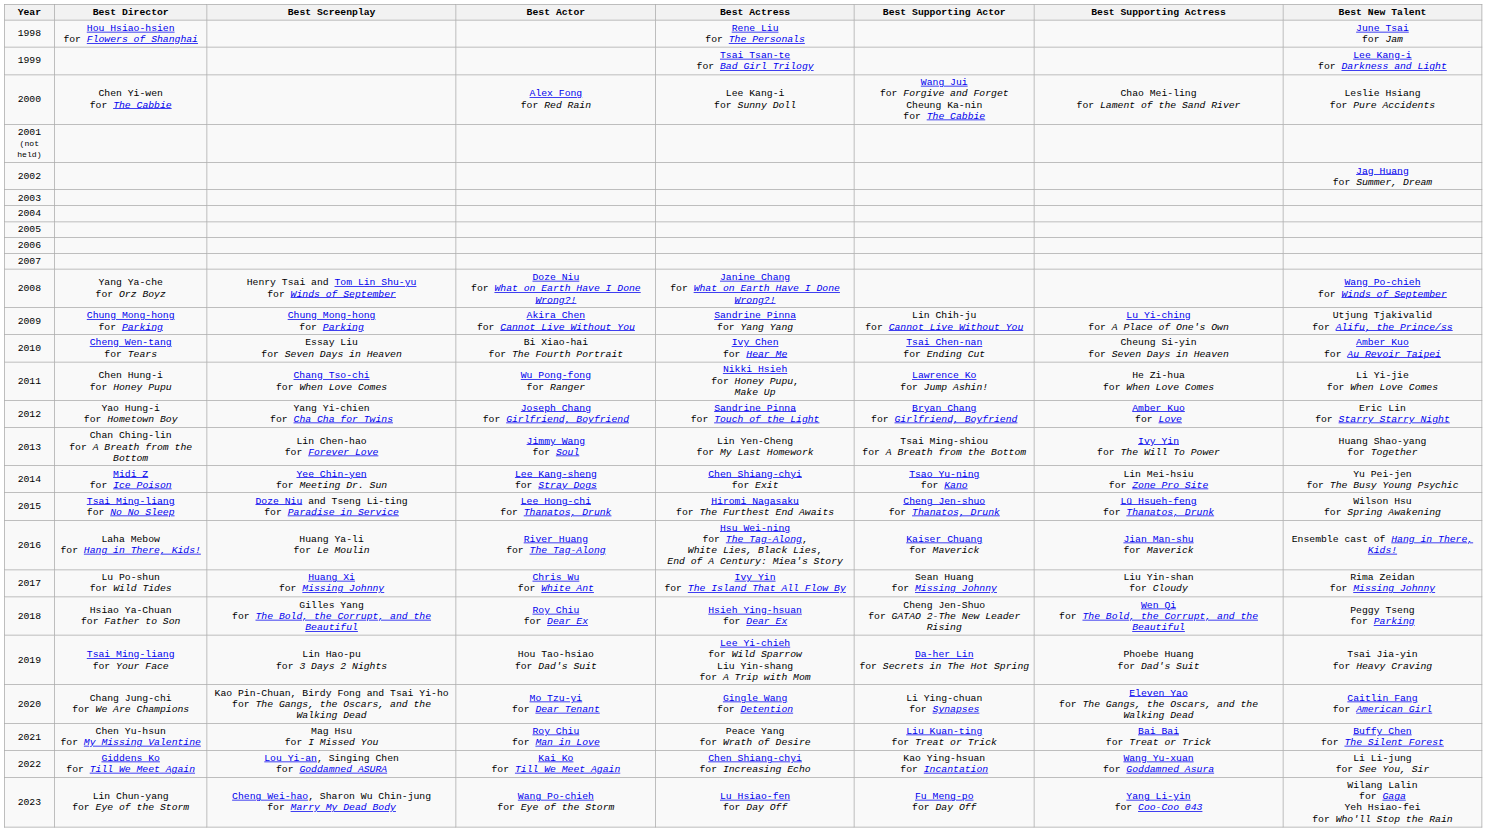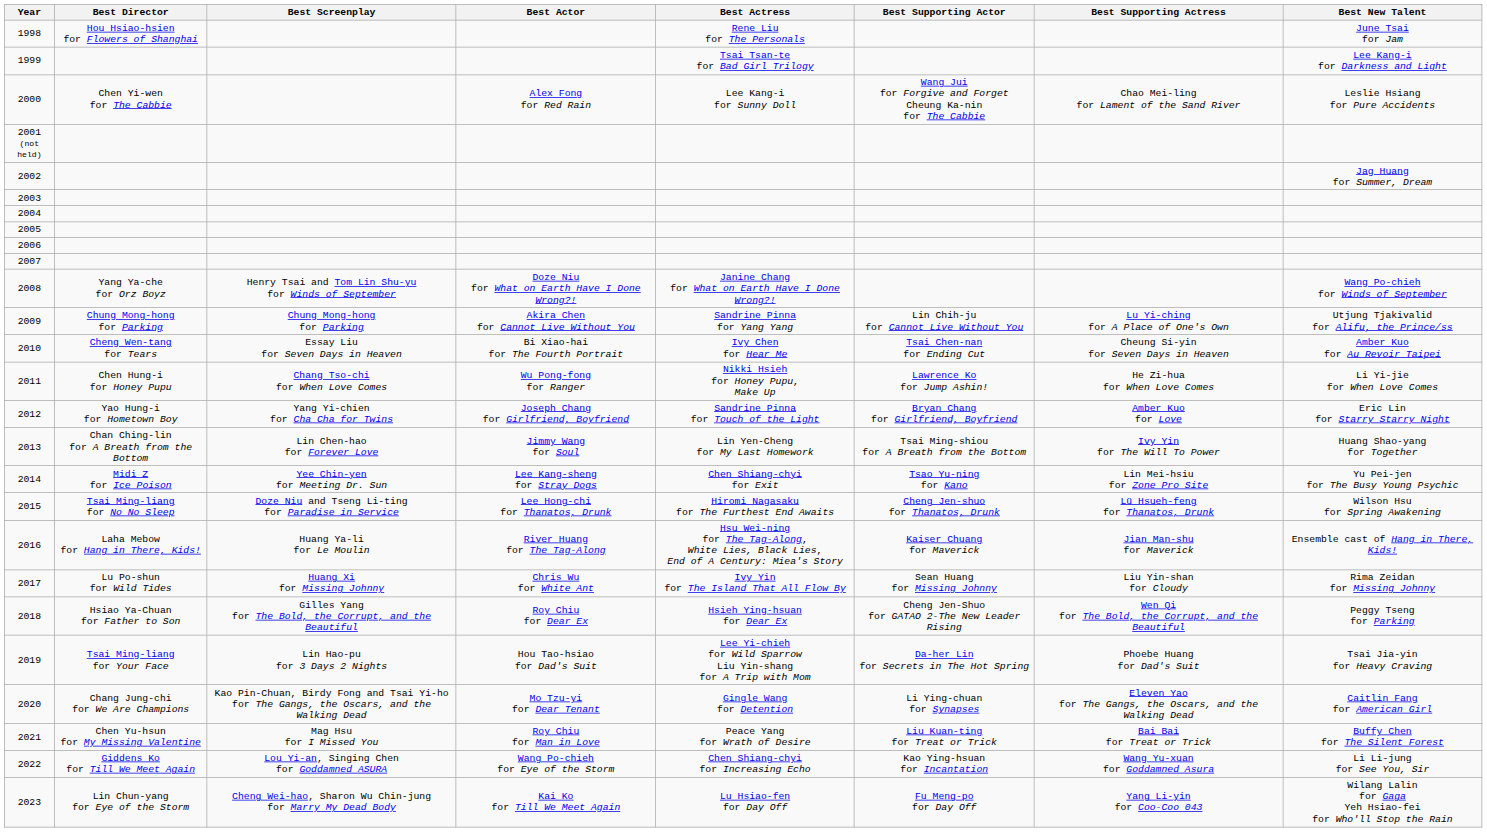(556, 764) Kai Ko for Till We Meet Again -> (556, 764) Wang Po-chieh for Eye of the Storm
(556, 802) Wang Po-chieh for Eye of the Storm -> (556, 802) Kai Ko for Till We Meet Again
